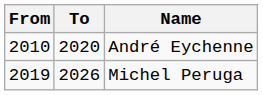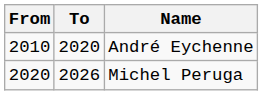(30, 75) 2019 -> (30, 75) 2020
